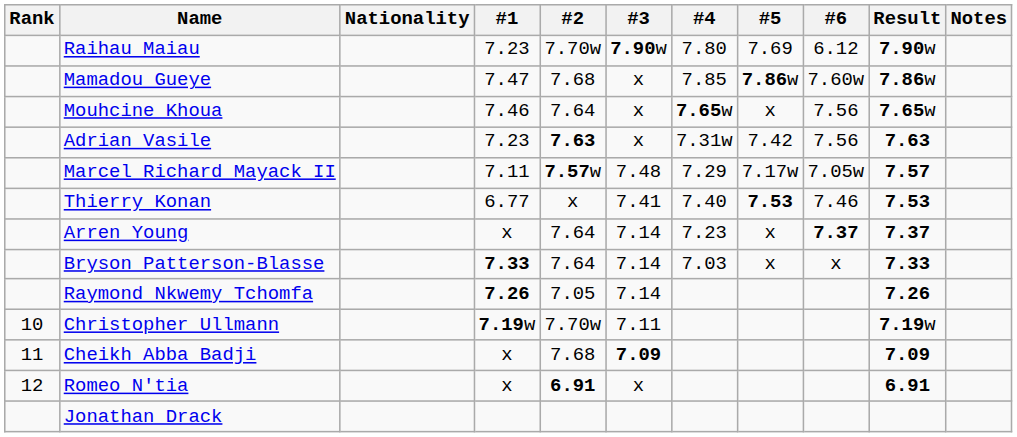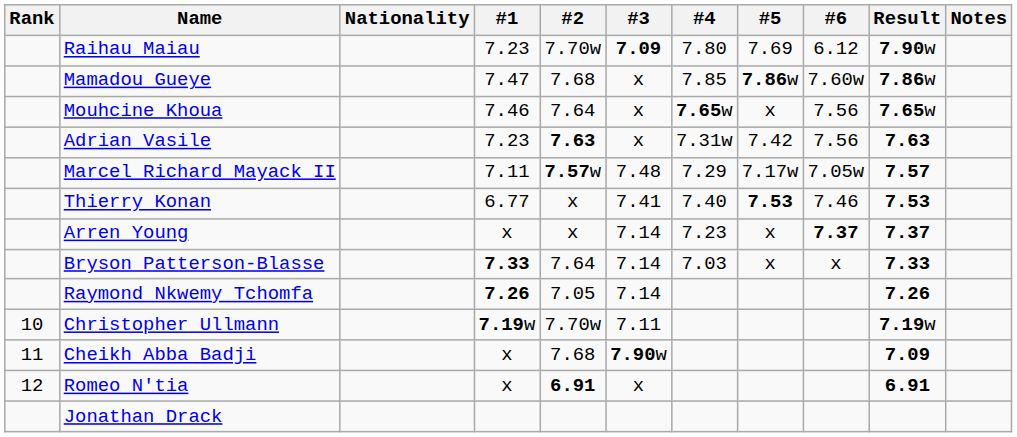(639, 51) 7.90w -> (639, 51) 7.09
(573, 234) 7.64 -> (573, 234) x
(639, 356) 7.09 -> (639, 356) 7.90w
